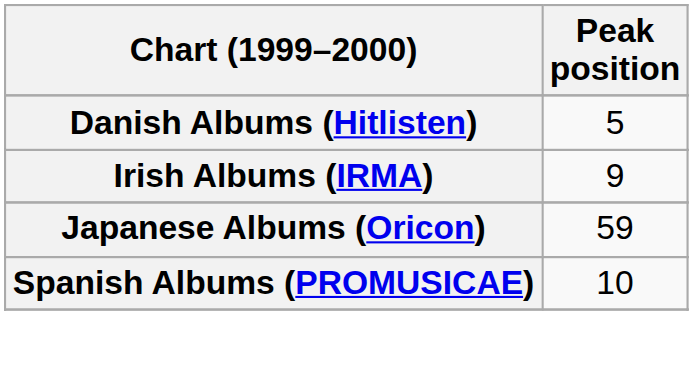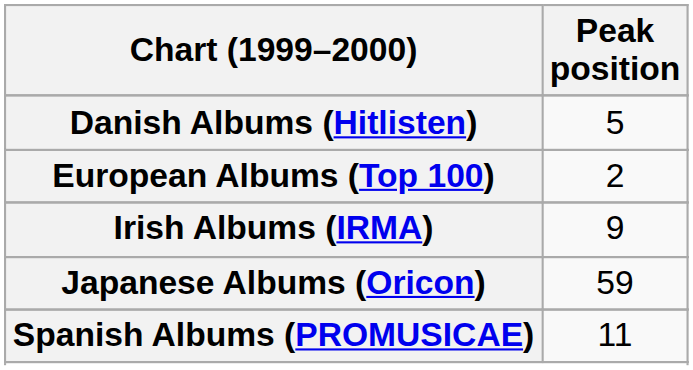+ row: (274, 175)
(615, 282) 10 -> (615, 335) 11
